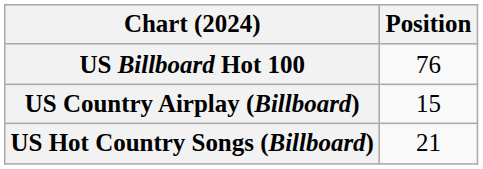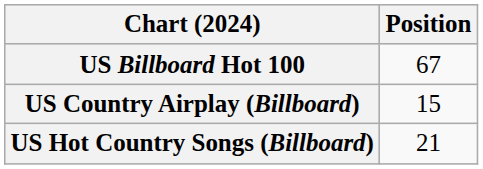(428, 63) 76 -> (428, 63) 67
